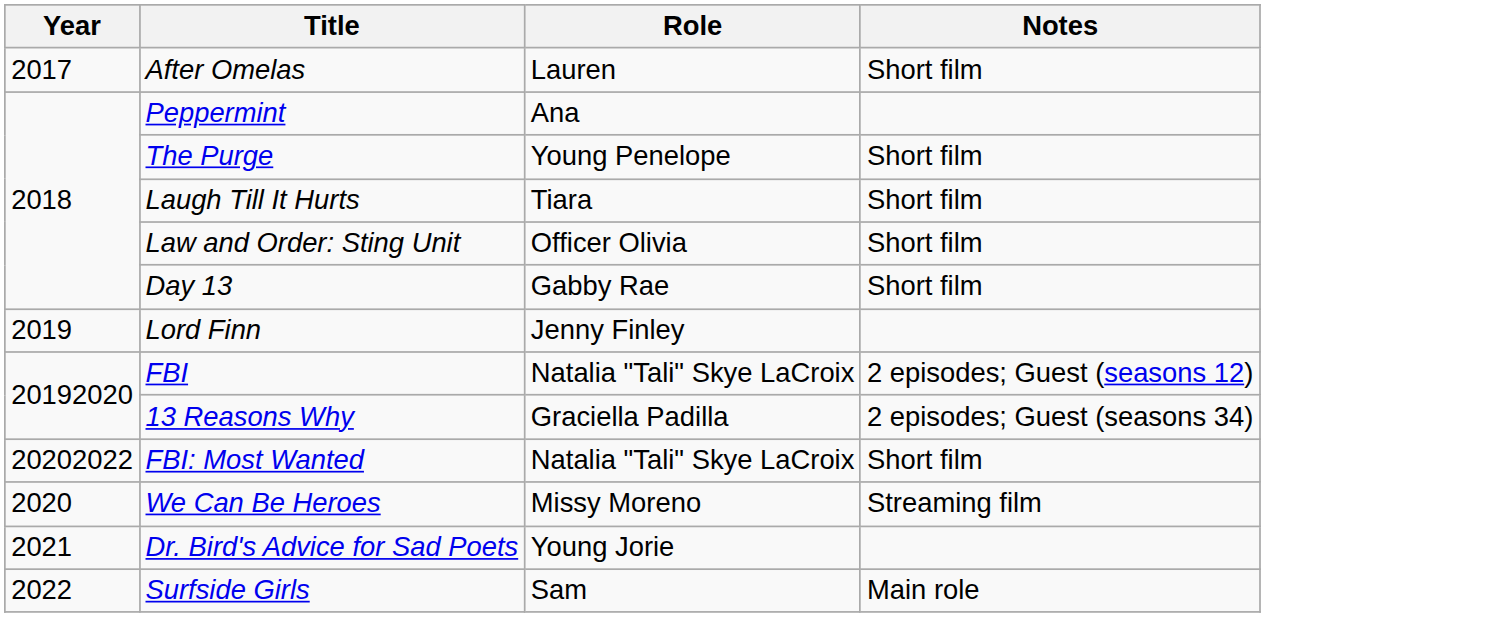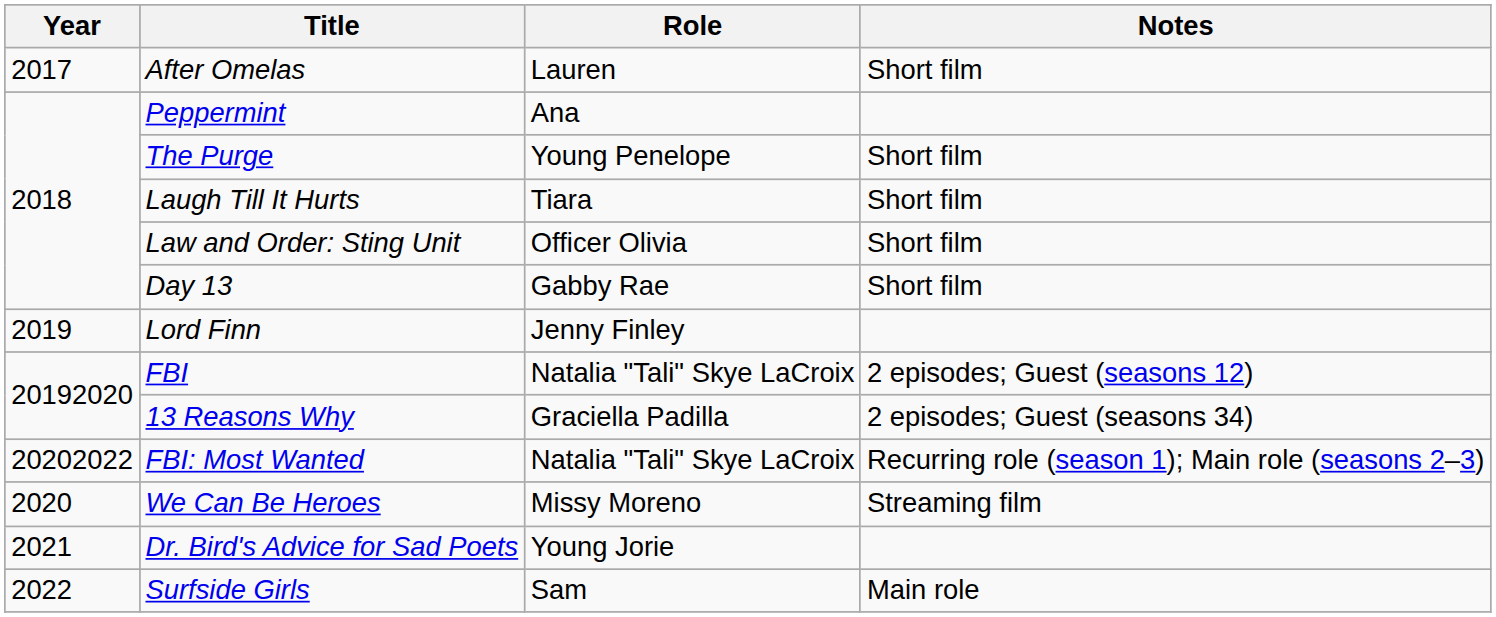(925, 460) Short film -> (1176, 460) Recurring role (season 1); Main role (seasons 2–3)
